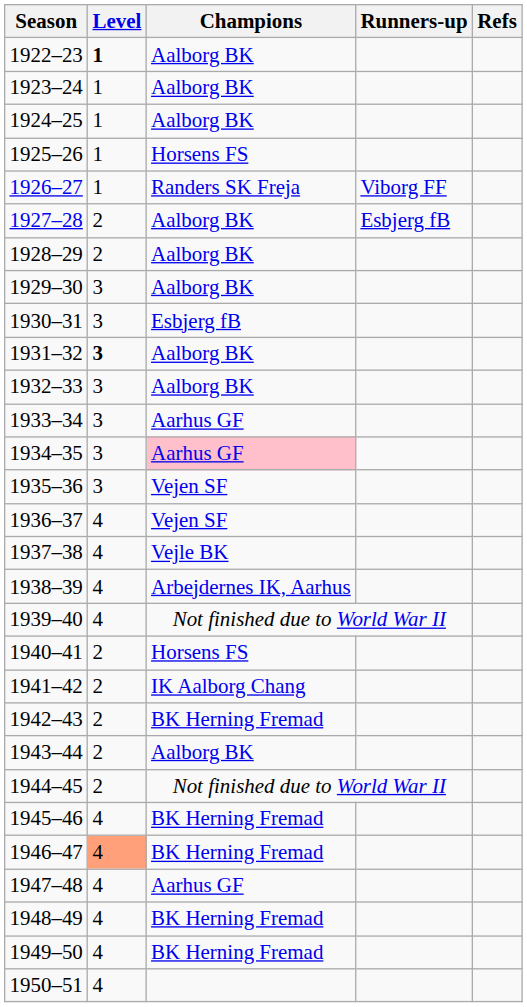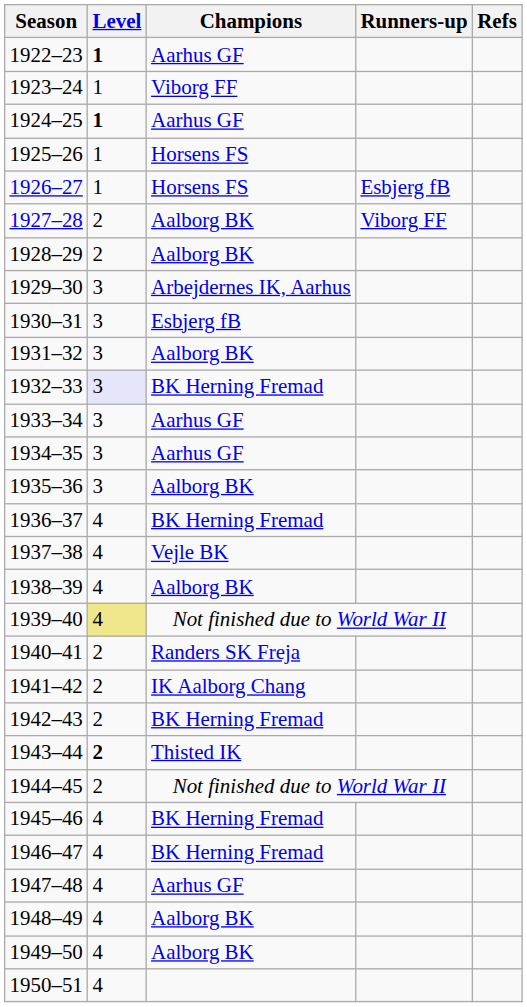(202, 54) Aalborg BK -> (197, 54) Aarhus GF
(202, 87) Aalborg BK -> (194, 87) Viborg FF
(98, 120) normal -> (98, 120) bold
(202, 120) Aalborg BK -> (197, 120) Aarhus GF
(226, 187) Randers SK Freja -> (200, 187) Horsens FS
(404, 187) Viborg FF -> (405, 187) Esbjerg fB
(405, 220) Esbjerg fB -> (404, 220) Viborg FF
(202, 287) Aalborg BK -> (251, 287) Arbejdernes IK, Aarhus
(98, 353) bold -> (98, 353) normal
(98, 386) no background -> (98, 386) lavender background
(202, 386) Aalborg BK -> (237, 386) BK Herning Fremad
(197, 453) pink background -> (197, 453) no background
(189, 486) Vejen SF -> (202, 486) Aalborg BK
(189, 519) Vejen SF -> (237, 519) BK Herning Fremad
(251, 586) Arbejdernes IK, Aarhus -> (202, 586) Aalborg BK
(98, 619) no background -> (98, 619) khaki background
(200, 652) Horsens FS -> (226, 652) Randers SK Freja
(98, 752) normal -> (98, 752) bold
(202, 752) Aalborg BK -> (196, 752) Thisted IK
(98, 852) lightsalmon background -> (98, 852) no background
(237, 918) BK Herning Fremad -> (202, 918) Aalborg BK
(237, 951) BK Herning Fremad -> (202, 951) Aalborg BK
